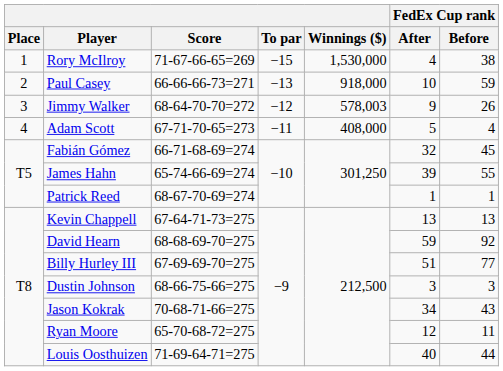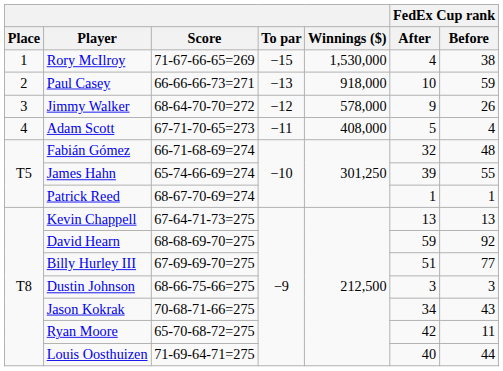(363, 106) 578,003 -> (363, 106) 578,000
(488, 151) 45 -> (488, 151) 48
(429, 331) 12 -> (429, 331) 42
